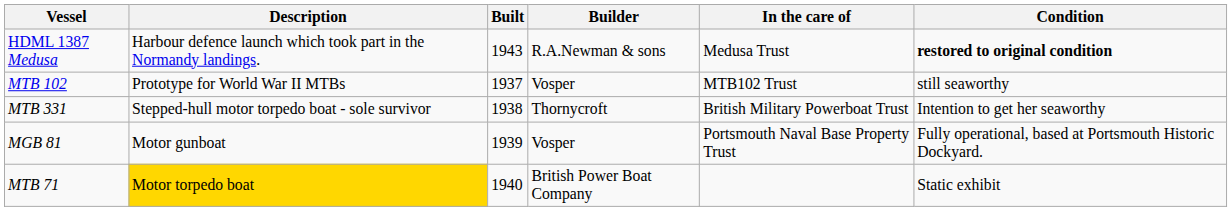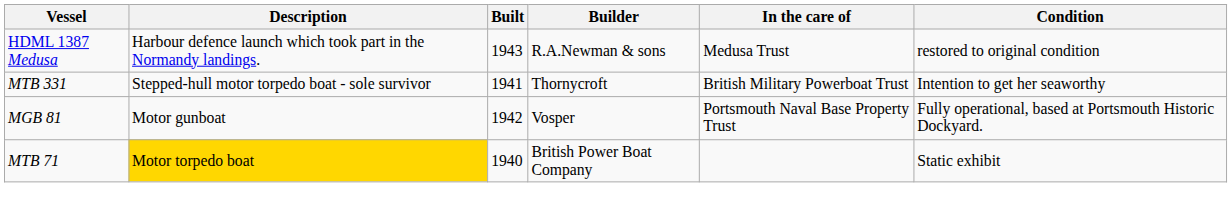(1015, 50) bold -> (1008, 50) normal
- row: (38, 84)
(507, 109) 1938 -> (507, 84) 1941
(507, 142) 1939 -> (507, 117) 1942
